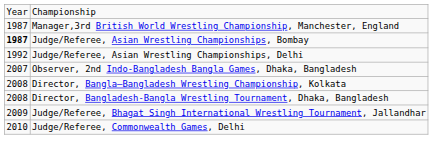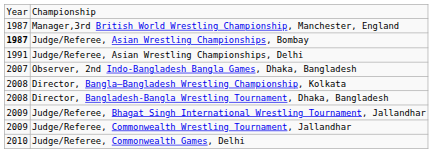(17, 55) 1992 -> (17, 55) 1991
+ row: (192, 127)
